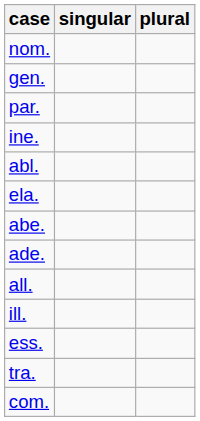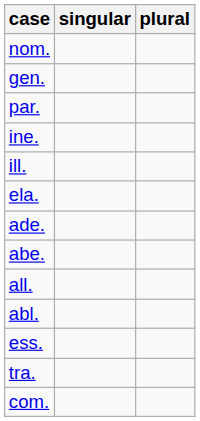rows swapped: (18, 313) <-> (24, 166)
rows swapped: (27, 254) <-> (27, 225)
